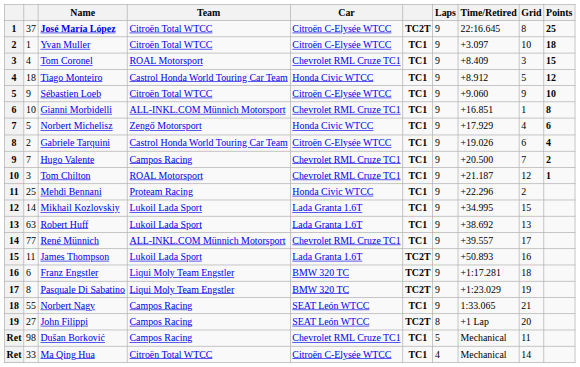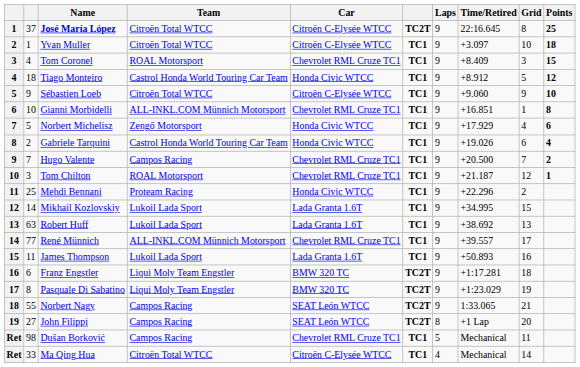(342, 143) Citroën C-Elysée WTCC -> (333, 143) Honda Civic WTCC
(418, 257) TC2T -> (418, 257) TC1
(418, 306) TC1 -> (418, 306) TC2T
